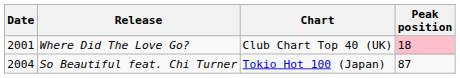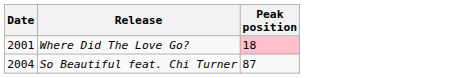- column: (318, 20)
